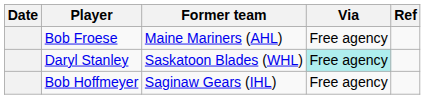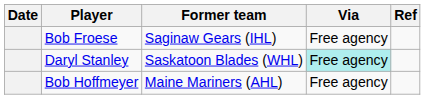(214, 37) Maine Mariners (AHL) -> (211, 37) Saginaw Gears (IHL)
(211, 82) Saginaw Gears (IHL) -> (214, 82) Maine Mariners (AHL)
